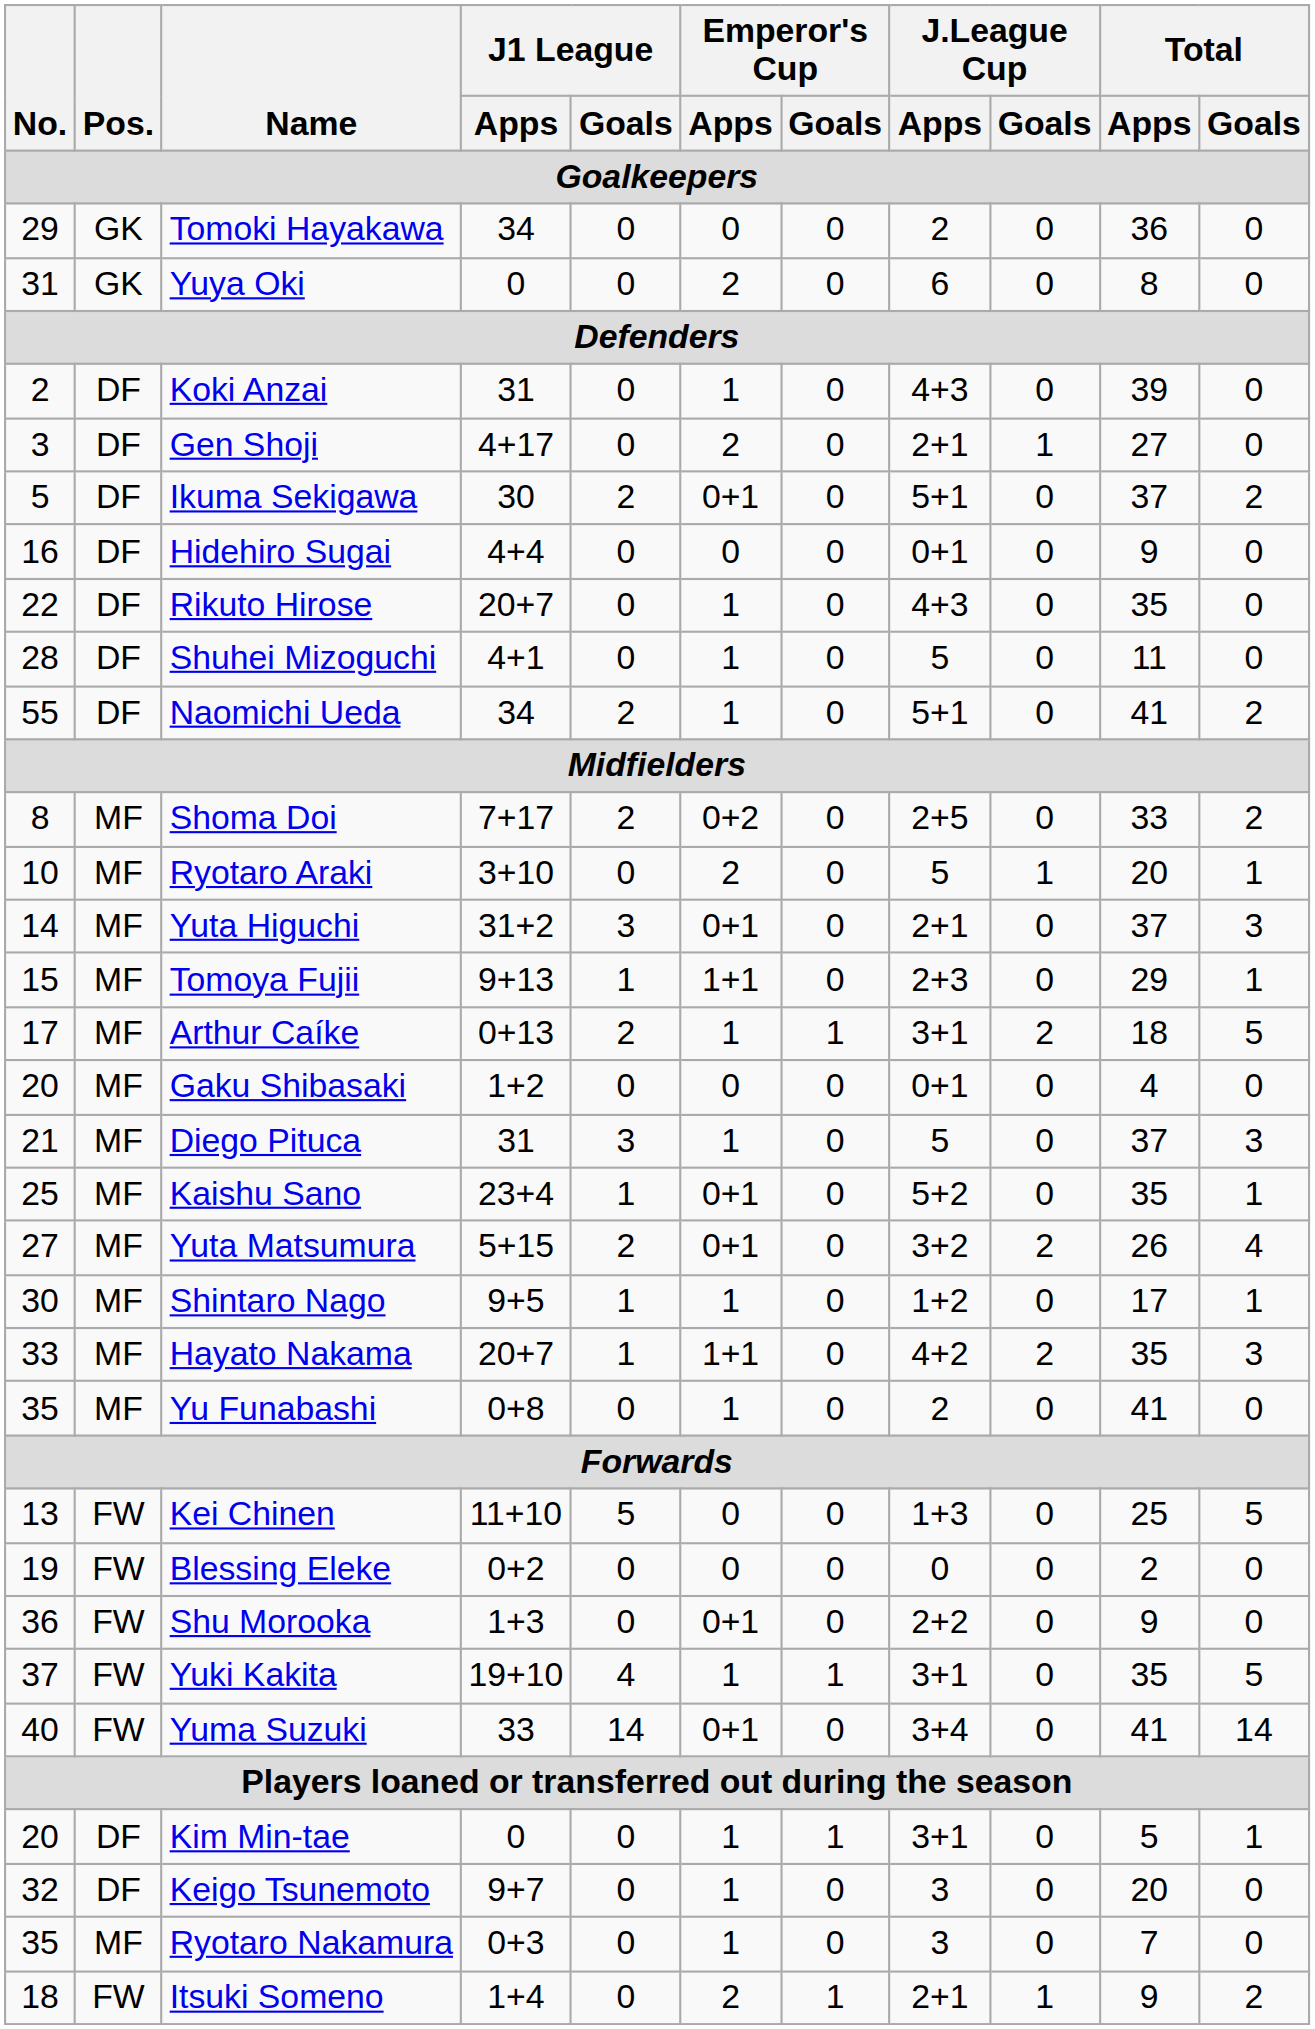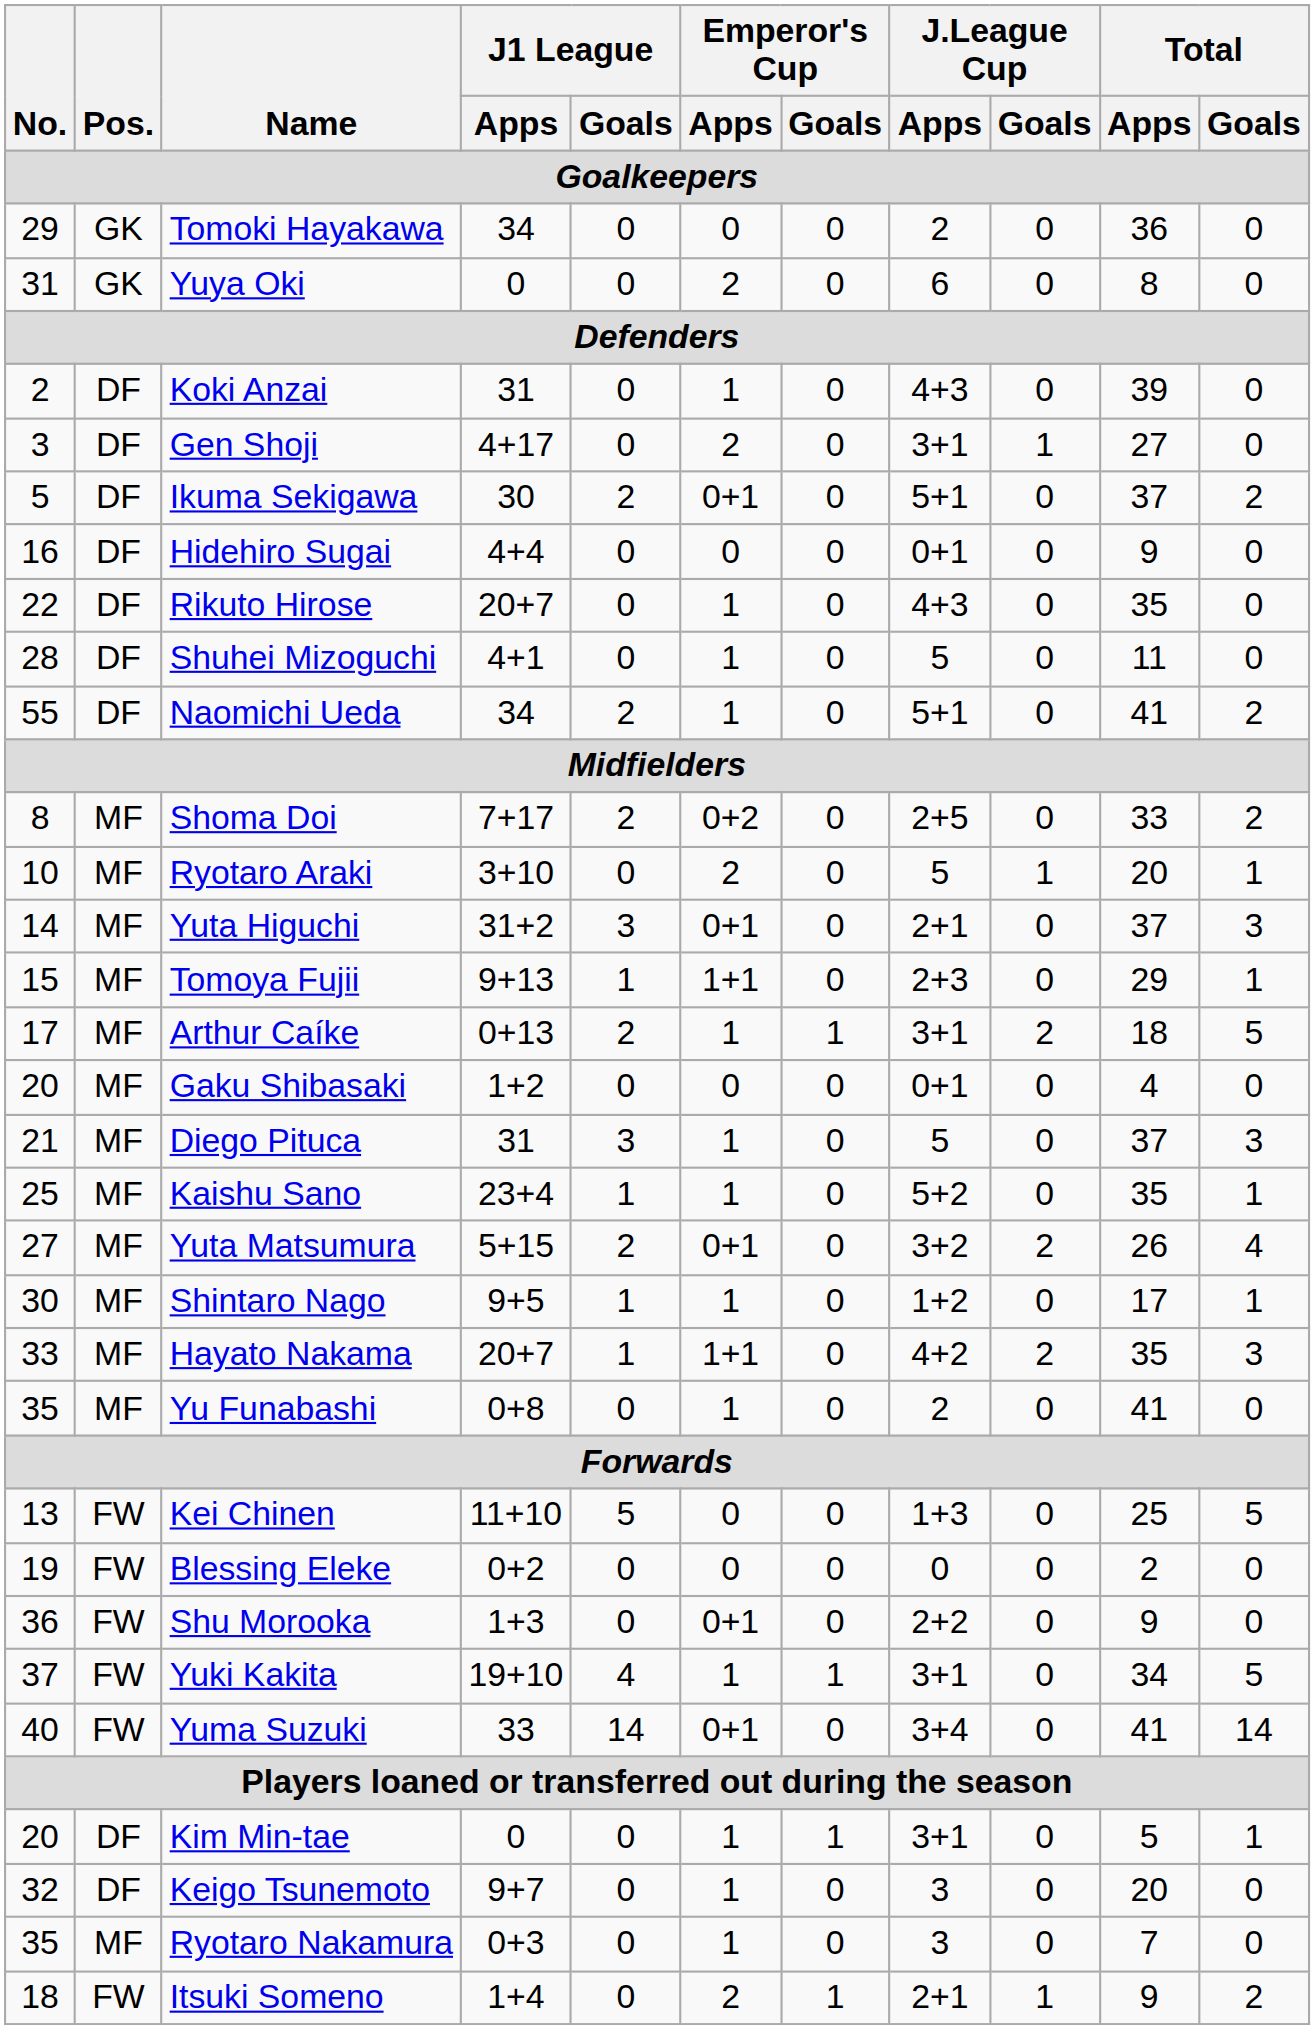(940, 444) 2+1 -> (940, 444) 3+1
(731, 1193) 0+1 -> (731, 1193) 1
(1149, 1675) 35 -> (1149, 1675) 34
